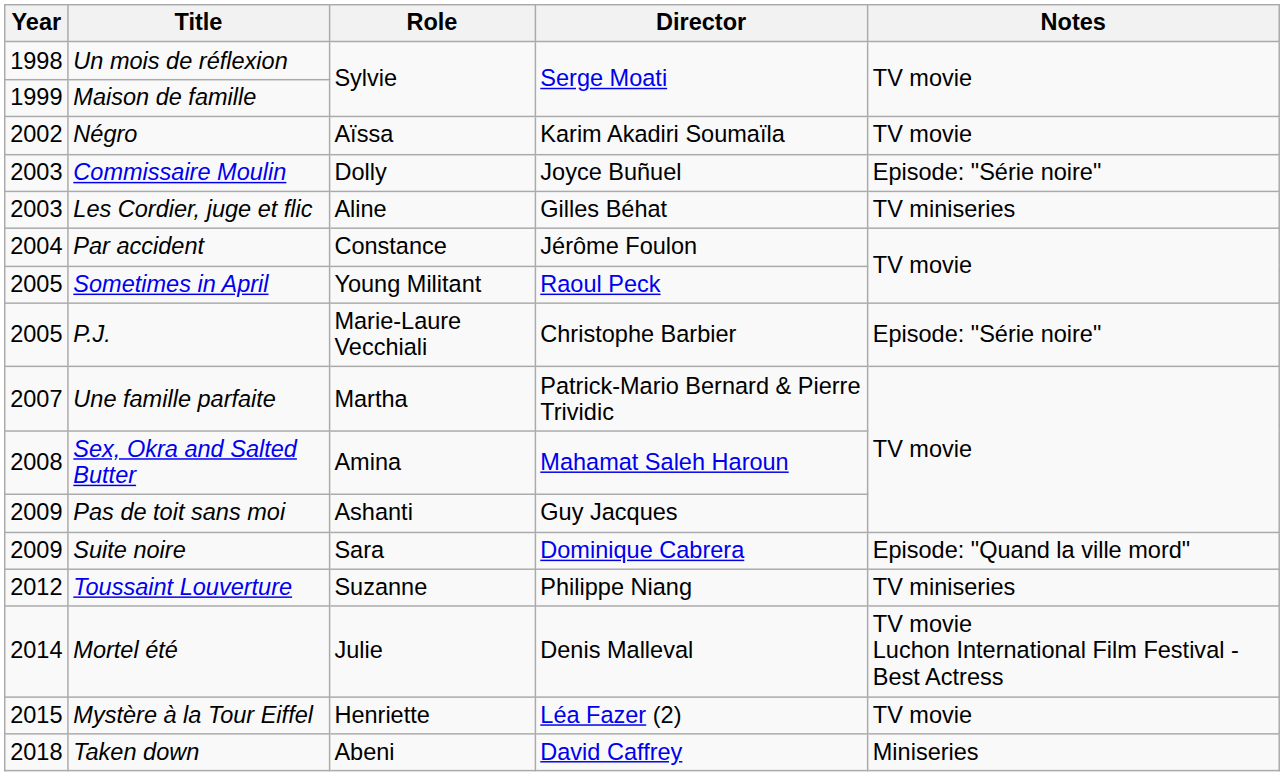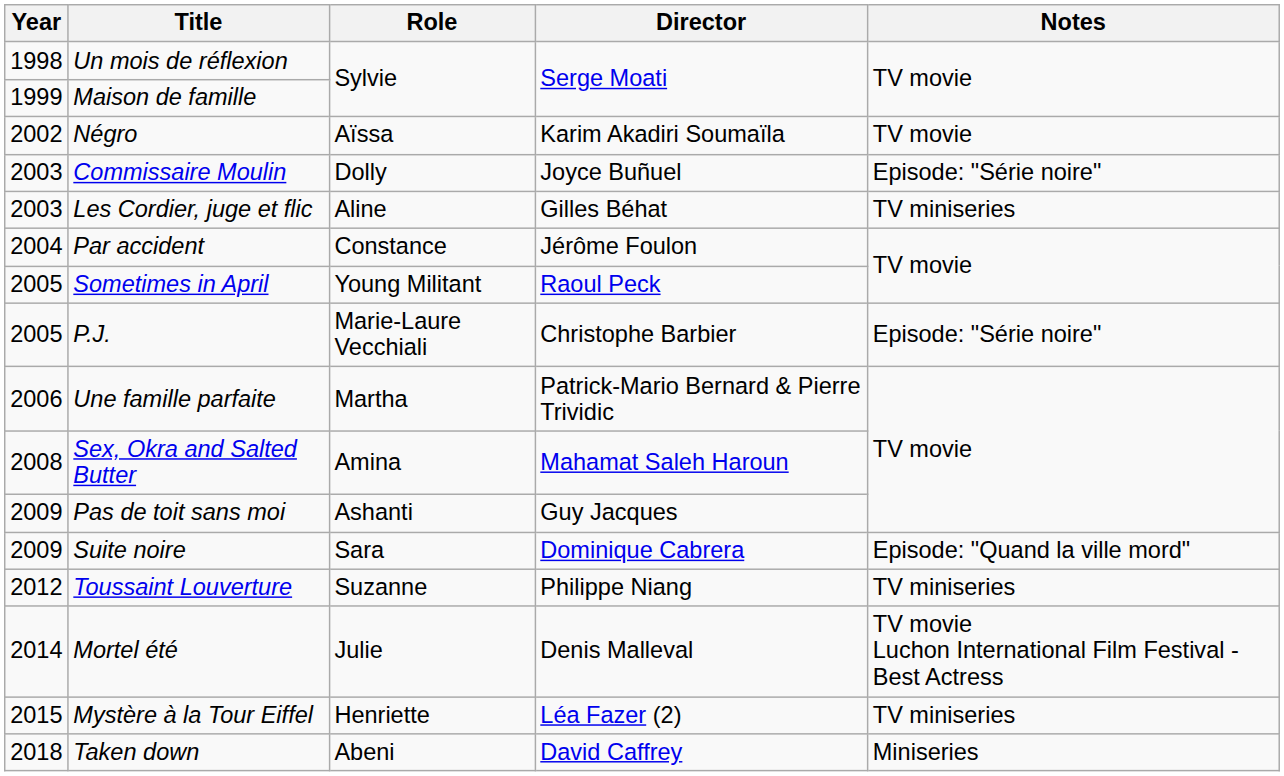(36, 398) 2007 -> (36, 398) 2006
(922, 714) TV movie -> (944, 714) TV miniseries
